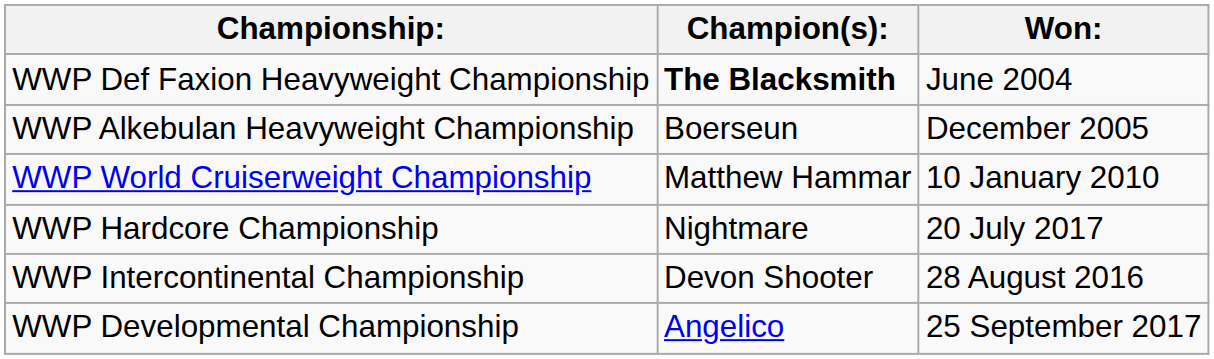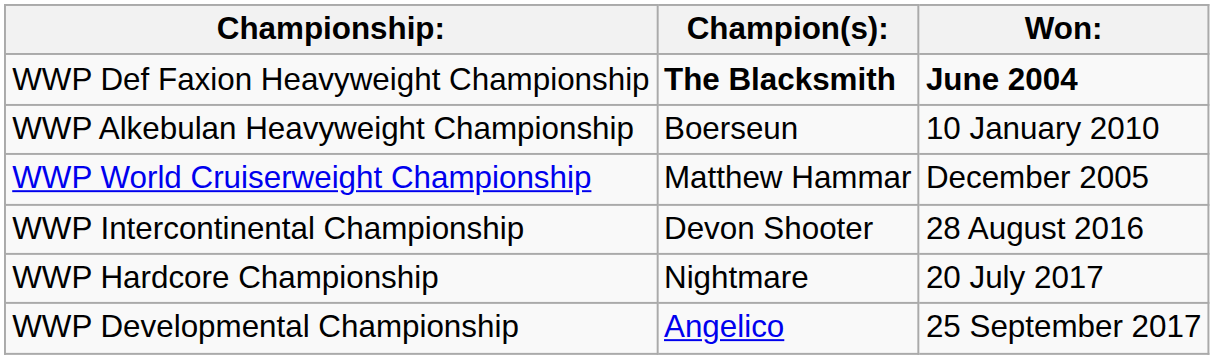(999, 79) normal -> (1002, 79) bold
(1037, 128) December 2005 -> (1043, 128) 10 January 2010
(1043, 178) 10 January 2010 -> (1037, 178) December 2005
rows swapped: (225, 228) <-> (268, 278)
